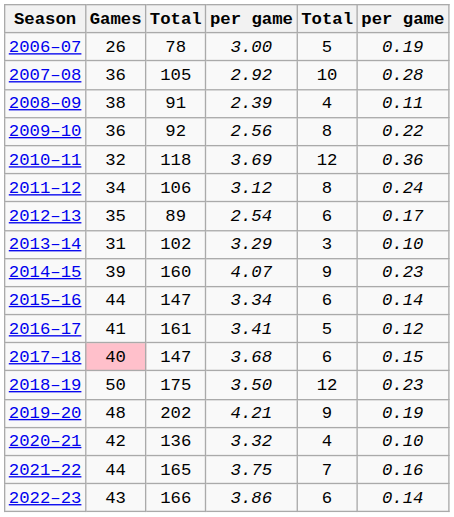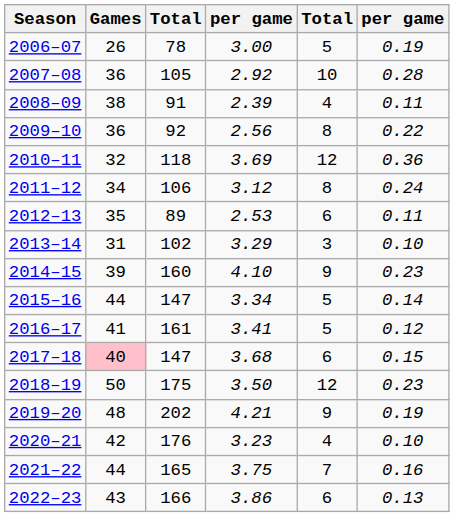(251, 216) 2.54 -> (251, 216) 2.53
(403, 216) 0.17 -> (403, 216) 0.11
(251, 272) 4.07 -> (251, 272) 4.10
(327, 301) 6 -> (327, 301) 5
(176, 441) 136 -> (176, 441) 176
(251, 441) 3.32 -> (251, 441) 3.23
(403, 498) 0.14 -> (403, 498) 0.13
